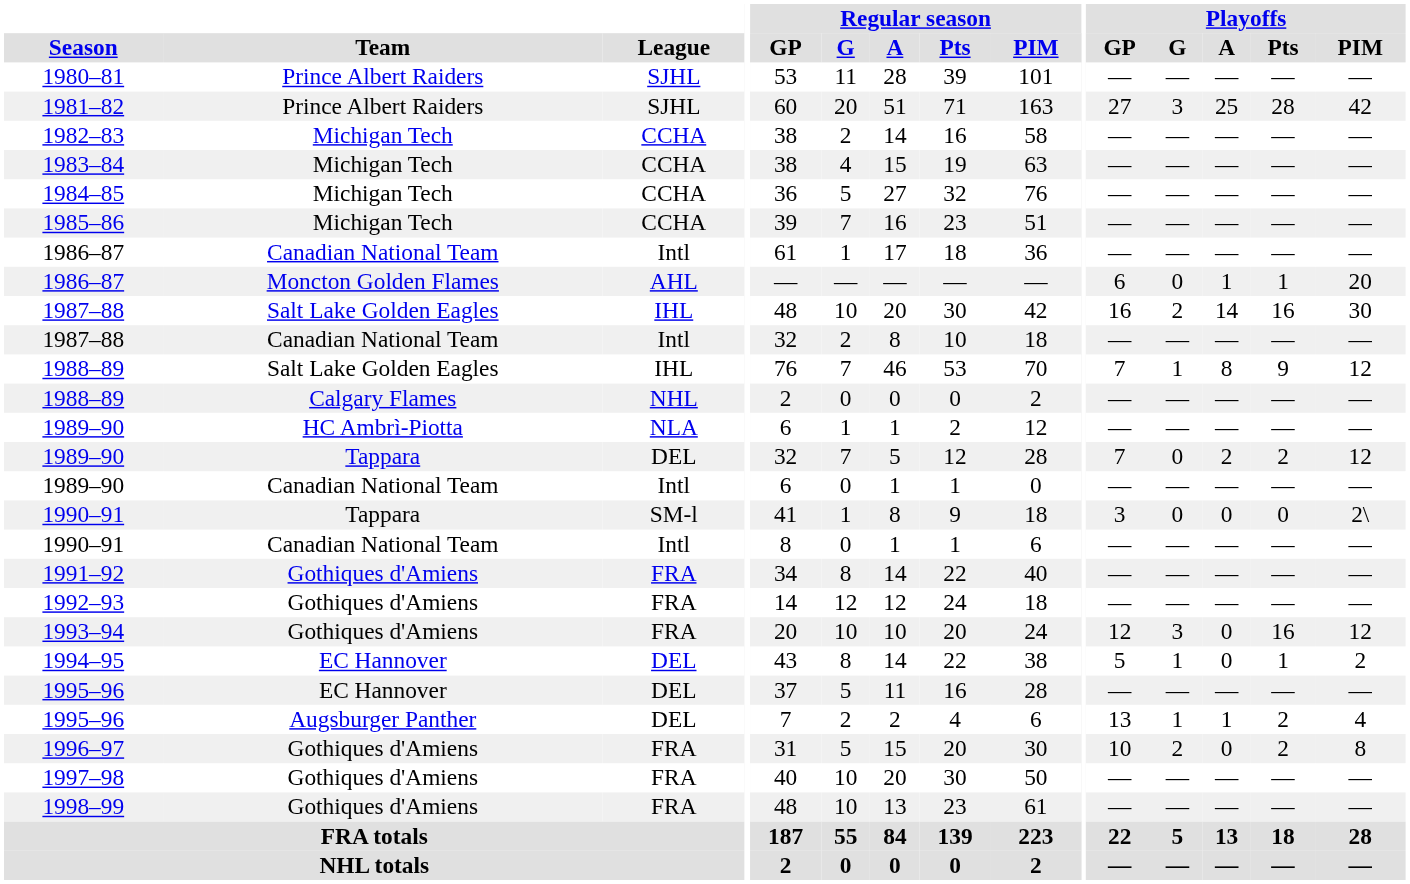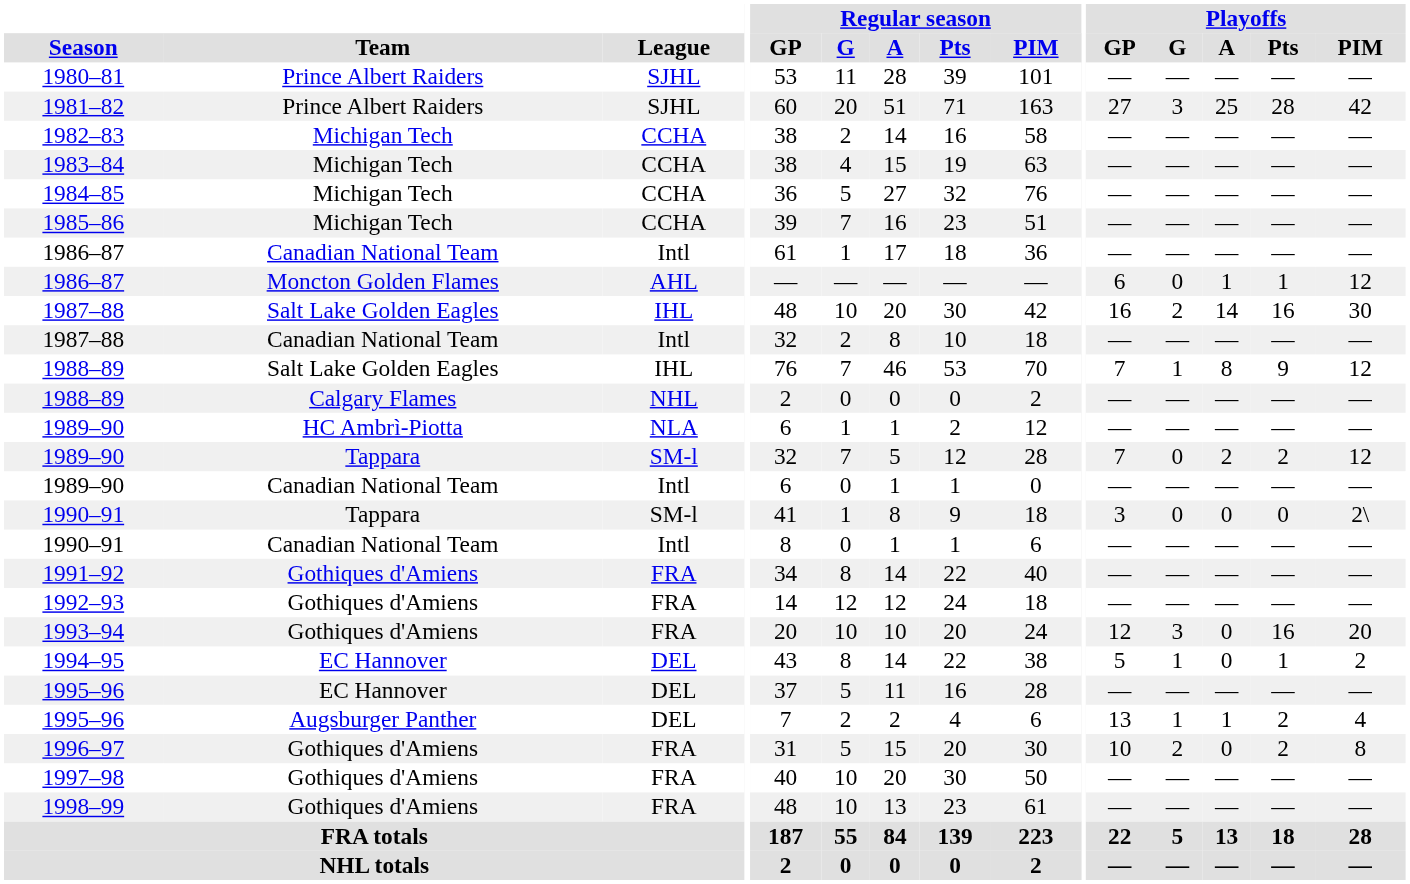(1360, 281) 20 -> (1360, 281) 12
(674, 456) DEL -> (674, 456) SM-l
(1360, 631) 12 -> (1360, 631) 20
